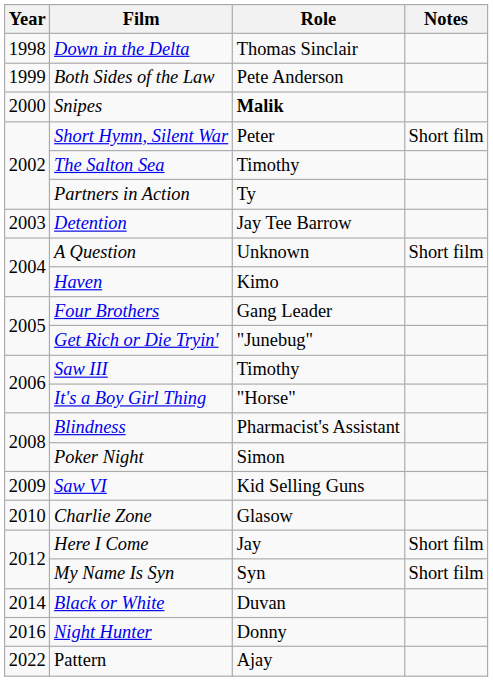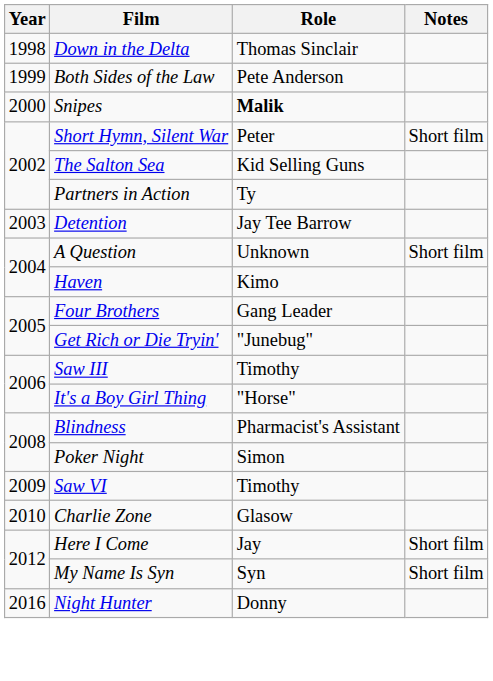(268, 164) Timothy -> (301, 164) Kid Selling Guns
(301, 485) Kid Selling Guns -> (268, 485) Timothy
- row: (109, 602)
- row: (80, 661)
